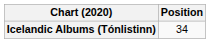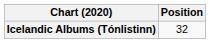(182, 30) 34 -> (182, 30) 32
